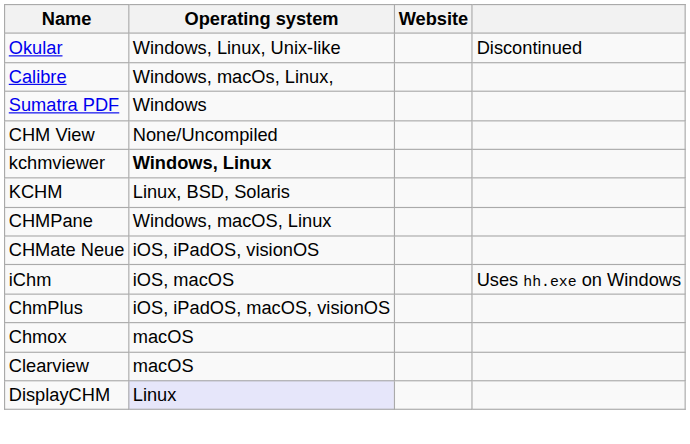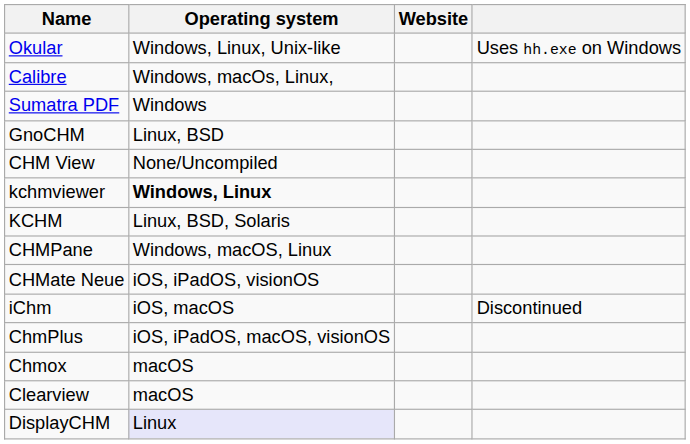(529, 47) Discontinued -> (579, 48) Uses hh.exe on Windows
+ row: (47, 134)
(579, 279) Uses hh.exe on Windows -> (529, 308) Discontinued
